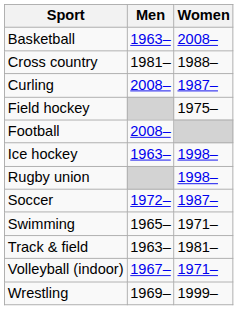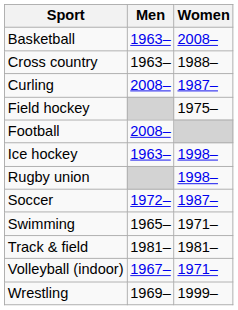(151, 62) 1981– -> (151, 62) 1963–
(151, 246) 1963– -> (151, 246) 1981–
